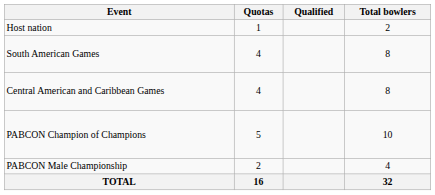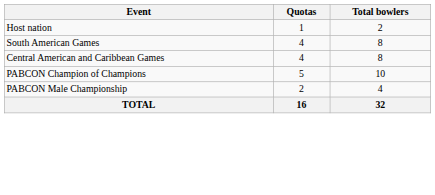- column: (314, 12)
